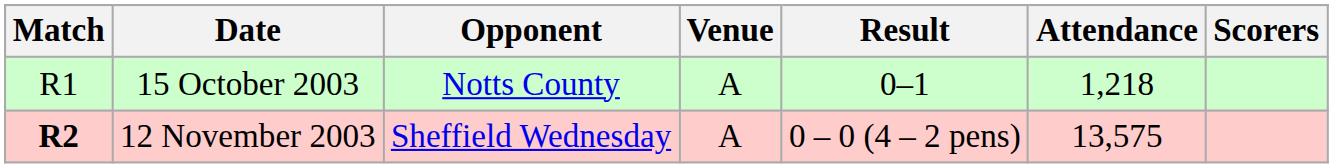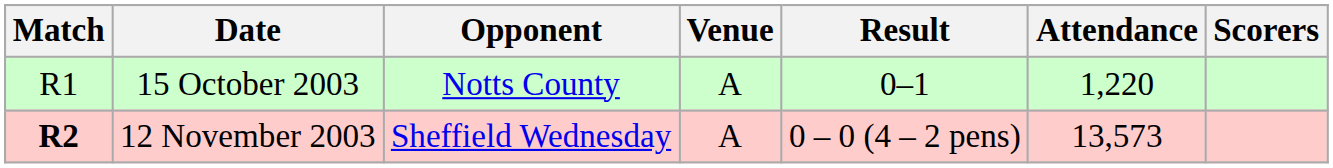(1117, 83) 1,218 -> (1117, 83) 1,220
(1117, 135) 13,575 -> (1117, 135) 13,573
